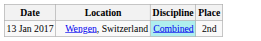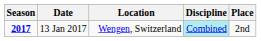+ column: (21, 12)
